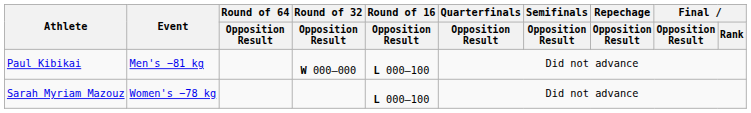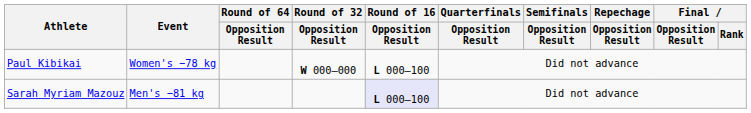(167, 64) Men's −81 kg -> (173, 64) Women's −78 kg
(173, 94) Women's −78 kg -> (167, 94) Men's −81 kg
(401, 100) no background -> (401, 100) lavender background
